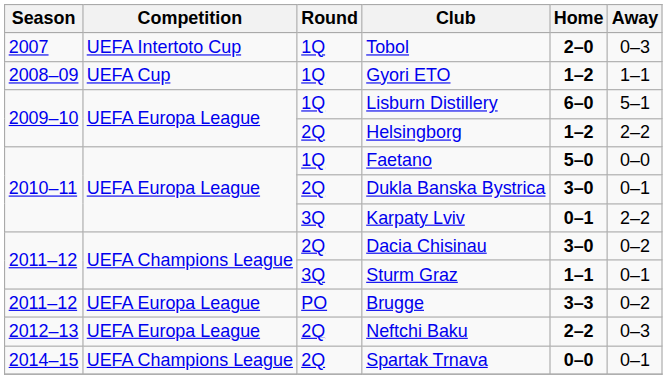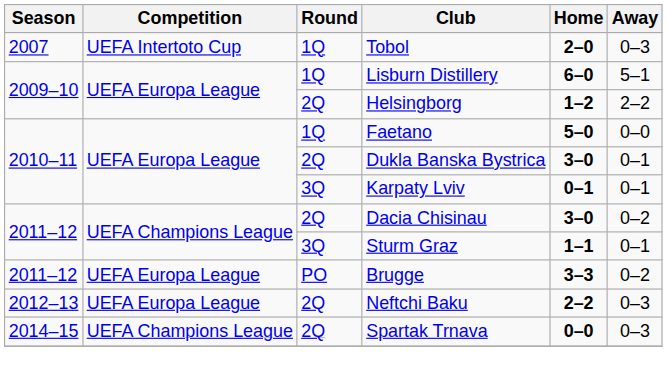- row: (408, 75)
(635, 217) 2–2 -> (635, 189) 0–1
(635, 359) 0–1 -> (635, 331) 0–3
